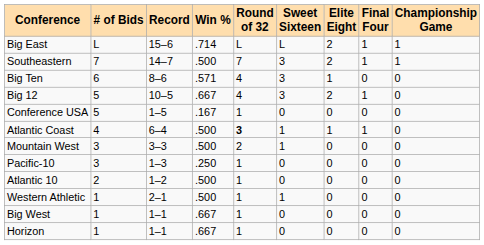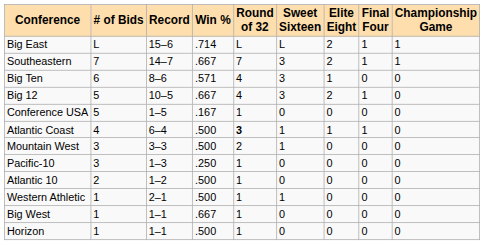(206, 62) .500 -> (206, 62) .667
(206, 231) .667 -> (206, 231) .500
